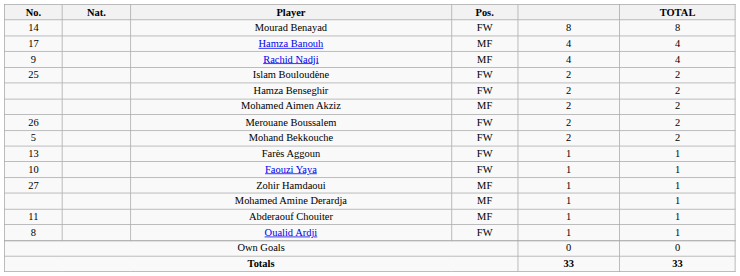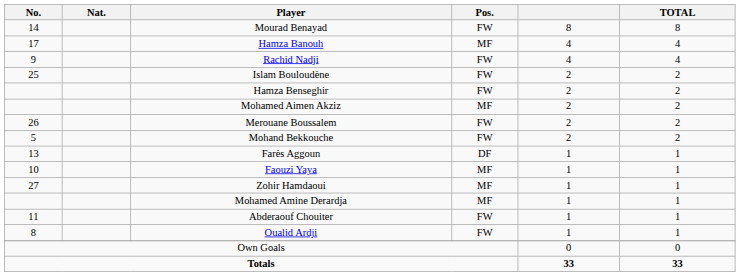(485, 59) MF -> (485, 59) FW
(485, 153) FW -> (485, 153) DF
(485, 169) FW -> (485, 169) MF
(485, 216) MF -> (485, 216) FW
